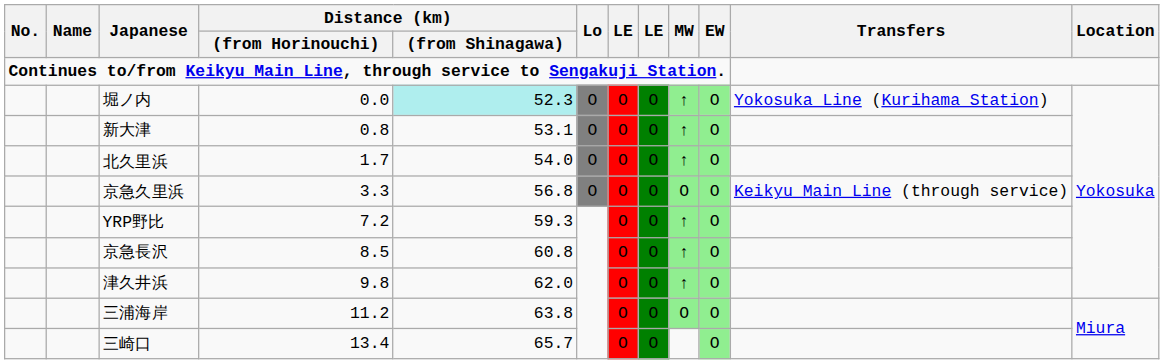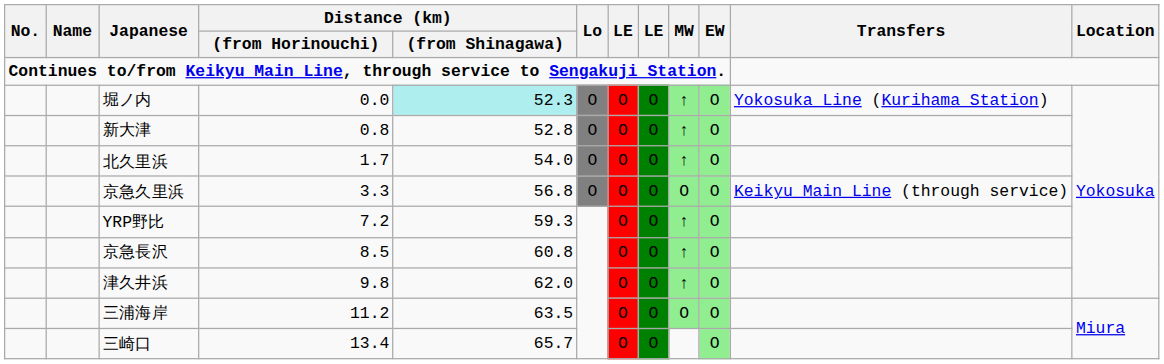(554, 130) 53.1 -> (554, 130) 52.8
(554, 313) 63.8 -> (554, 313) 63.5
